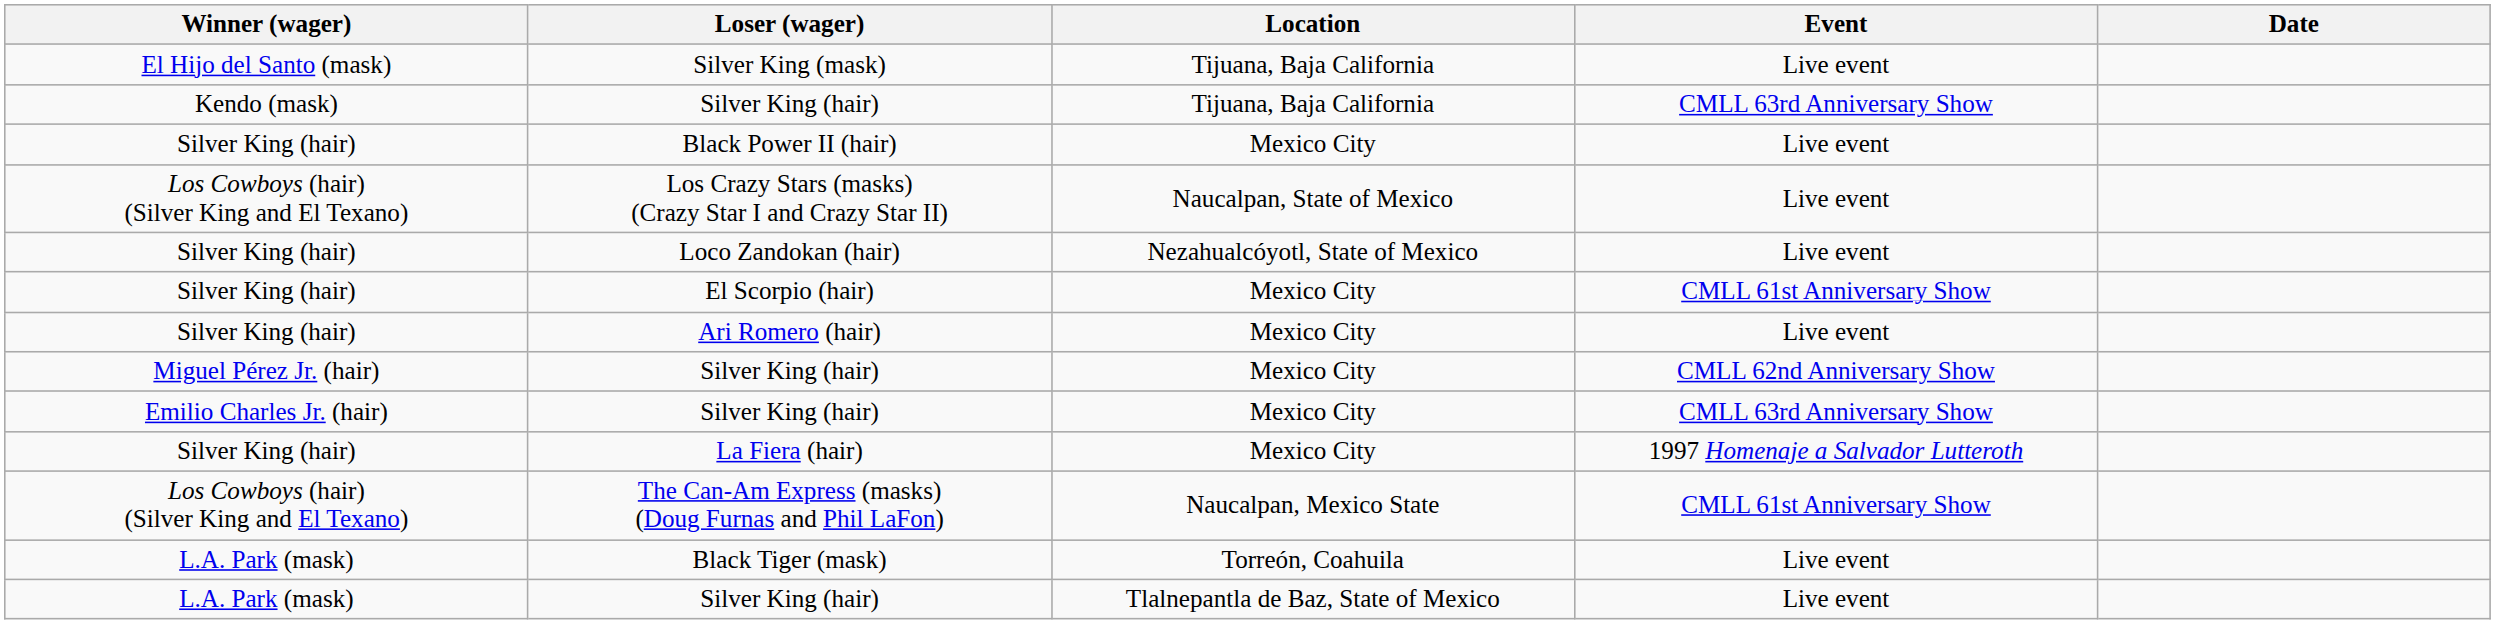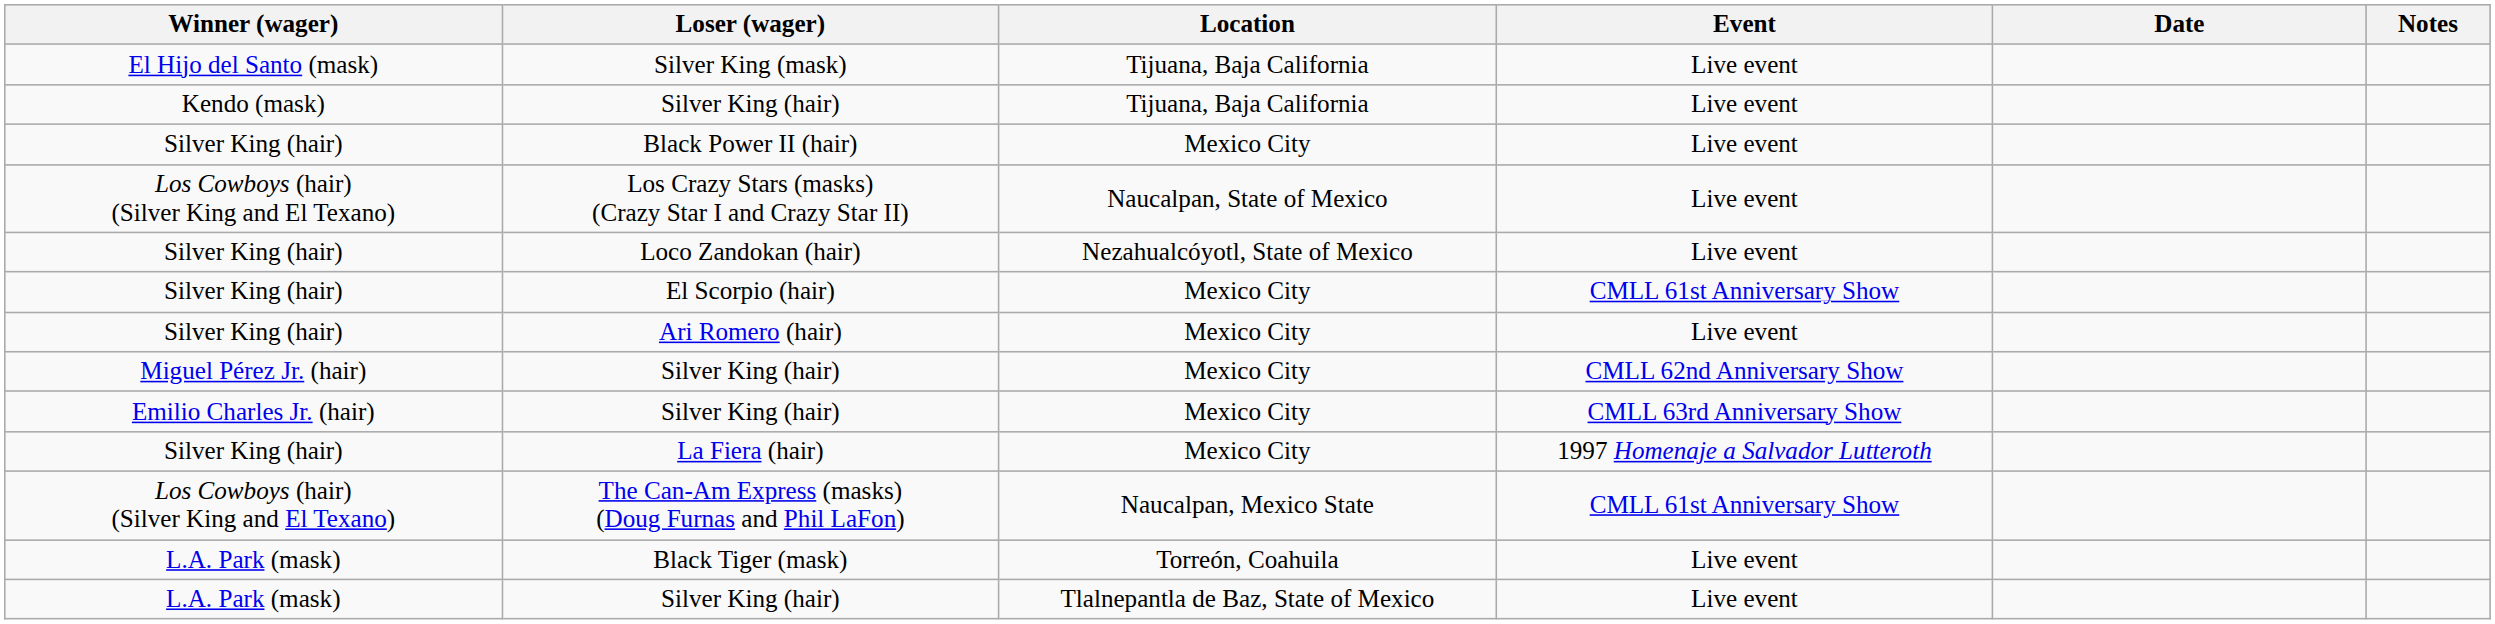+ column: (2428, 24)
(1836, 104) CMLL 63rd Anniversary Show -> (1744, 104) Live event
